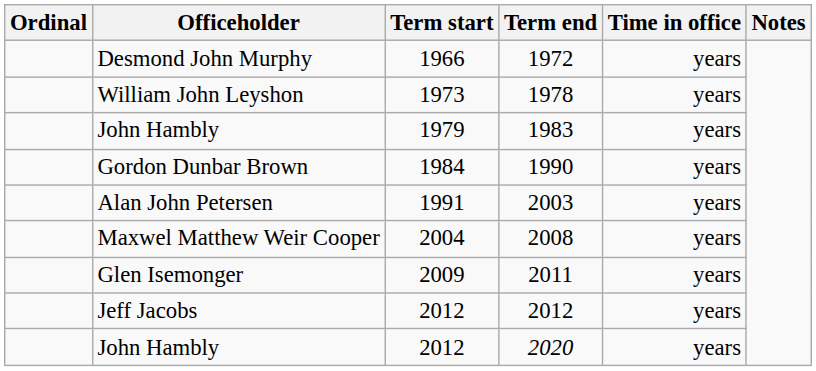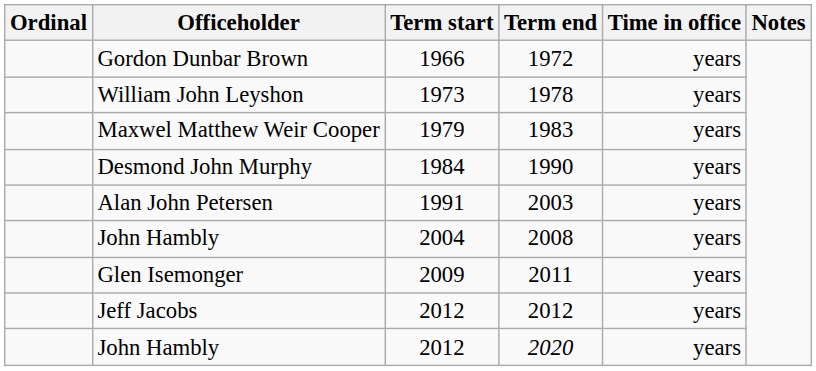(205, 58) Desmond John Murphy -> (203, 58) Gordon Dunbar Brown
(158, 130) John Hambly -> (239, 130) Maxwel Matthew Weir Cooper
(203, 166) Gordon Dunbar Brown -> (205, 166) Desmond John Murphy
(239, 238) Maxwel Matthew Weir Cooper -> (158, 238) John Hambly
